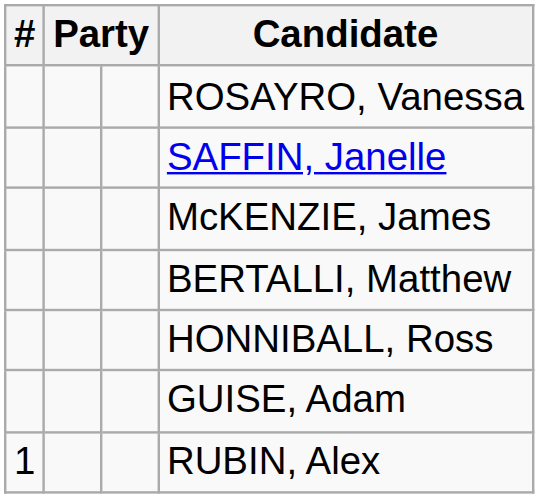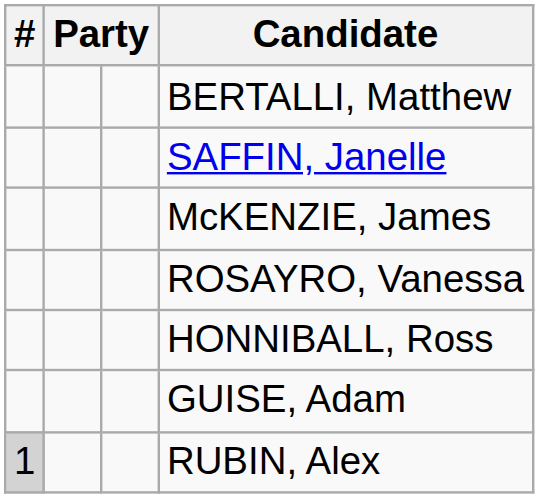rows swapped: (339, 278) <-> (345, 95)
(25, 461) no background -> (25, 461) lightgrey background
